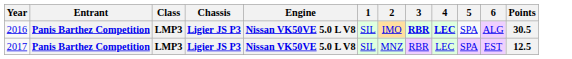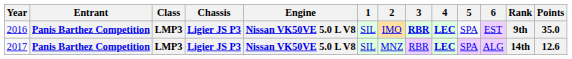+ column: (520, 12)
(493, 29) ALG -> (493, 29) EST
(522, 29) 30.5 -> (551, 29) 35.0
(445, 46) normal -> (445, 46) bold
(493, 46) EST -> (493, 46) ALG
(522, 46) 12.5 -> (551, 46) 12.6
